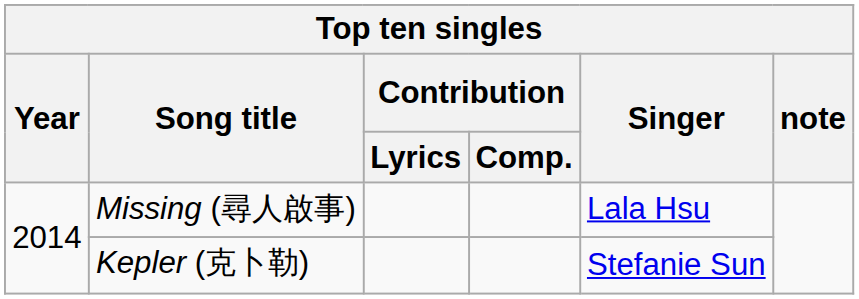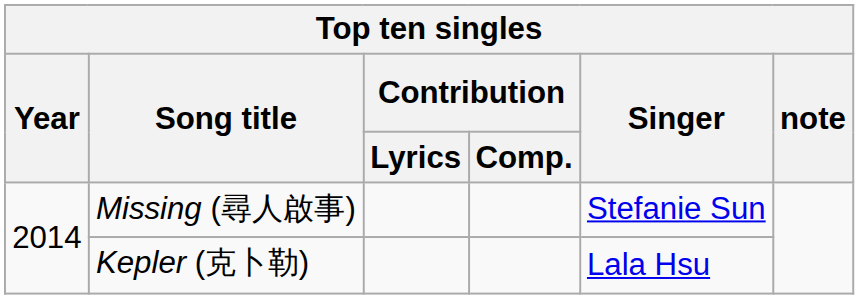(649, 209) Lala Hsu -> (676, 209) Stefanie Sun
(676, 264) Stefanie Sun -> (649, 264) Lala Hsu
